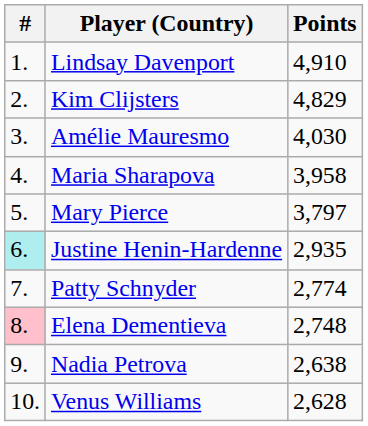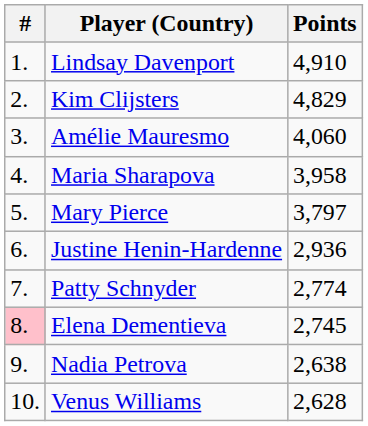(320, 136) 4,030 -> (320, 136) 4,060
(19, 250) paleturquoise background -> (19, 250) no background
(320, 250) 2,935 -> (320, 250) 2,936
(320, 325) 2,748 -> (320, 325) 2,745
